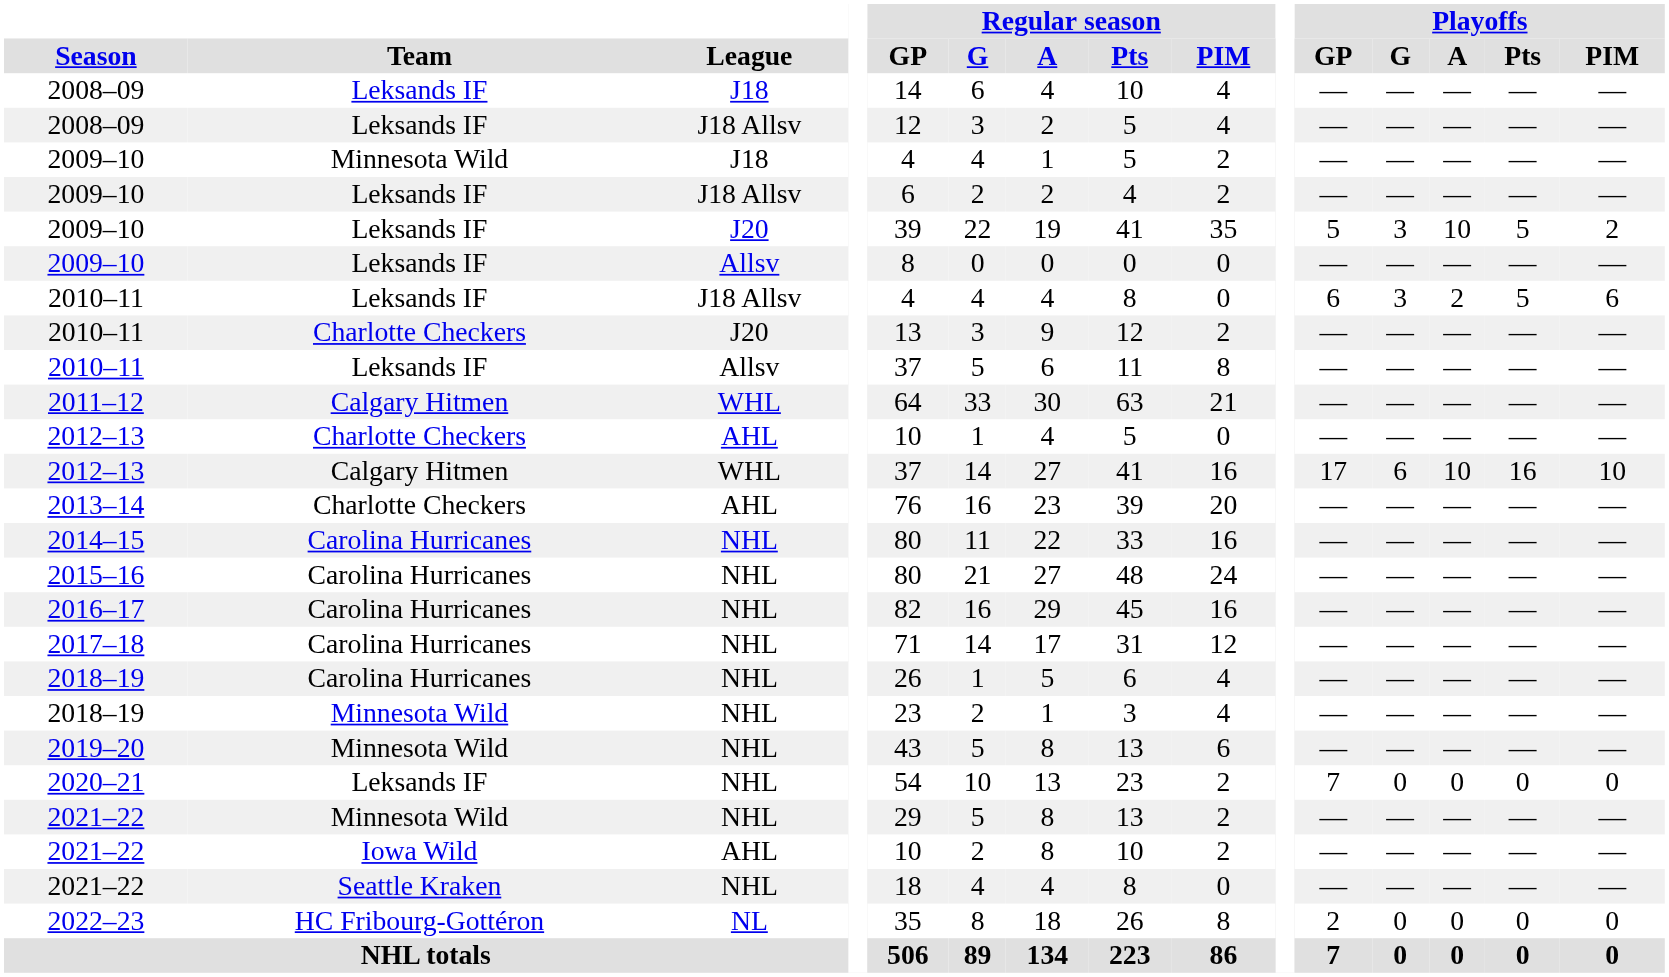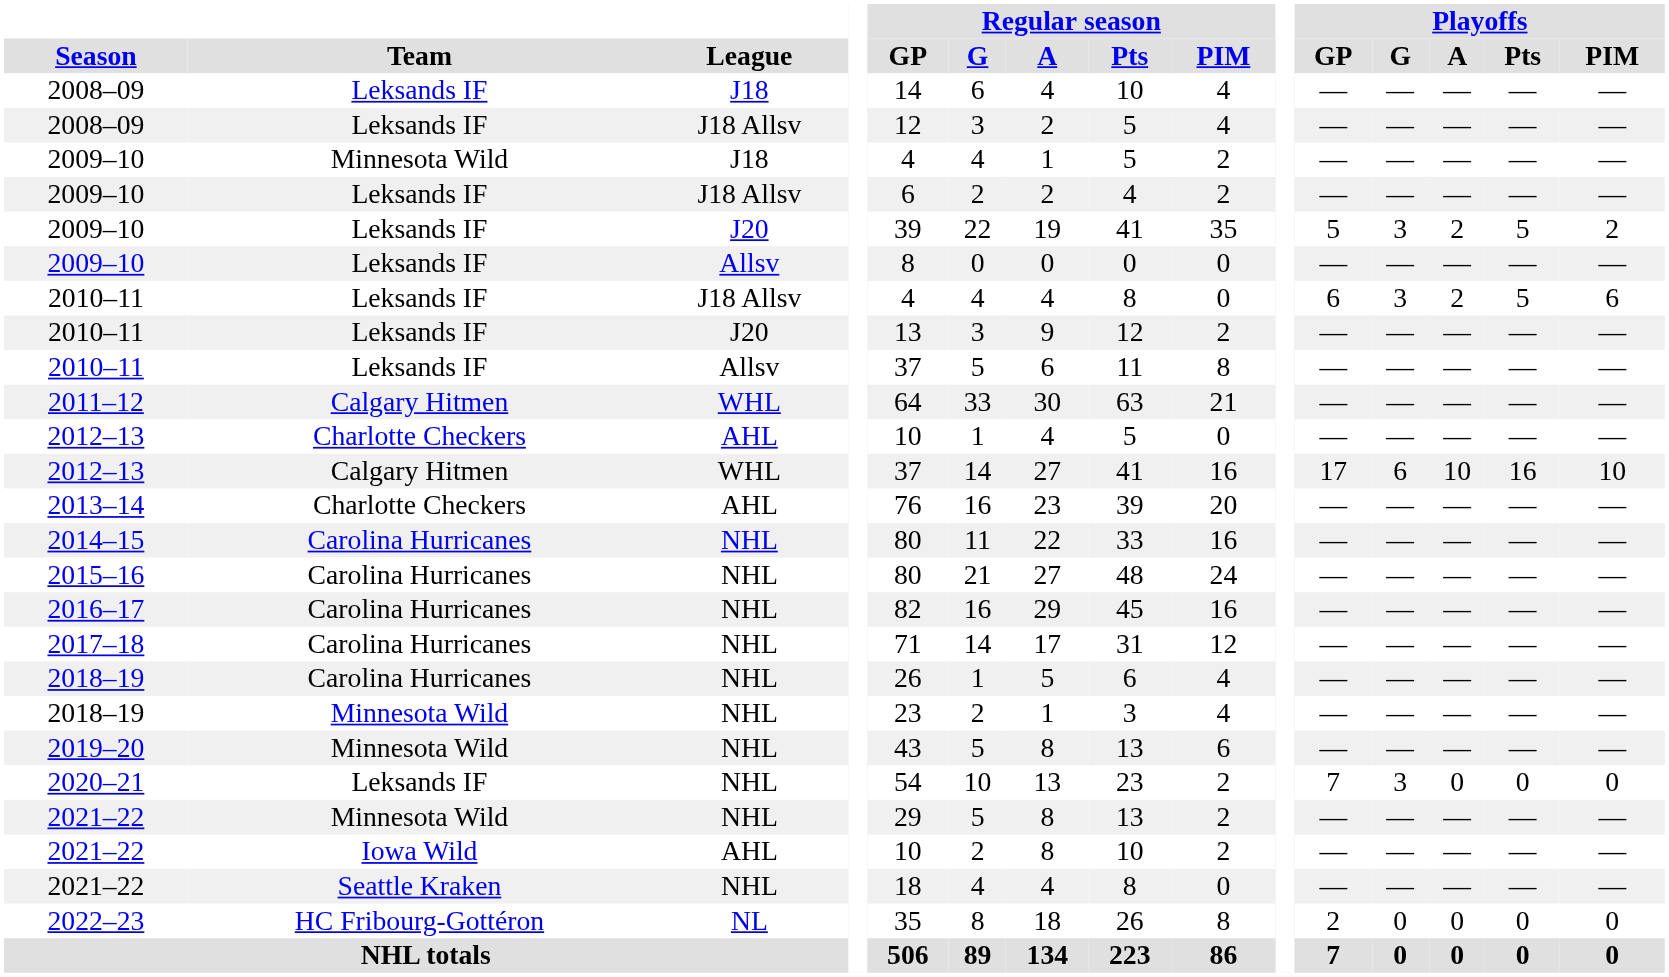(1457, 228) 10 -> (1457, 228) 2
(419, 332) Charlotte Checkers -> (419, 332) Leksands IF
(1400, 782) 0 -> (1400, 782) 3
